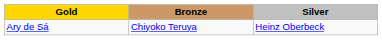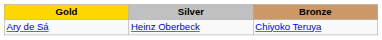columns swapped: (315, 12) <-> (191, 12)
